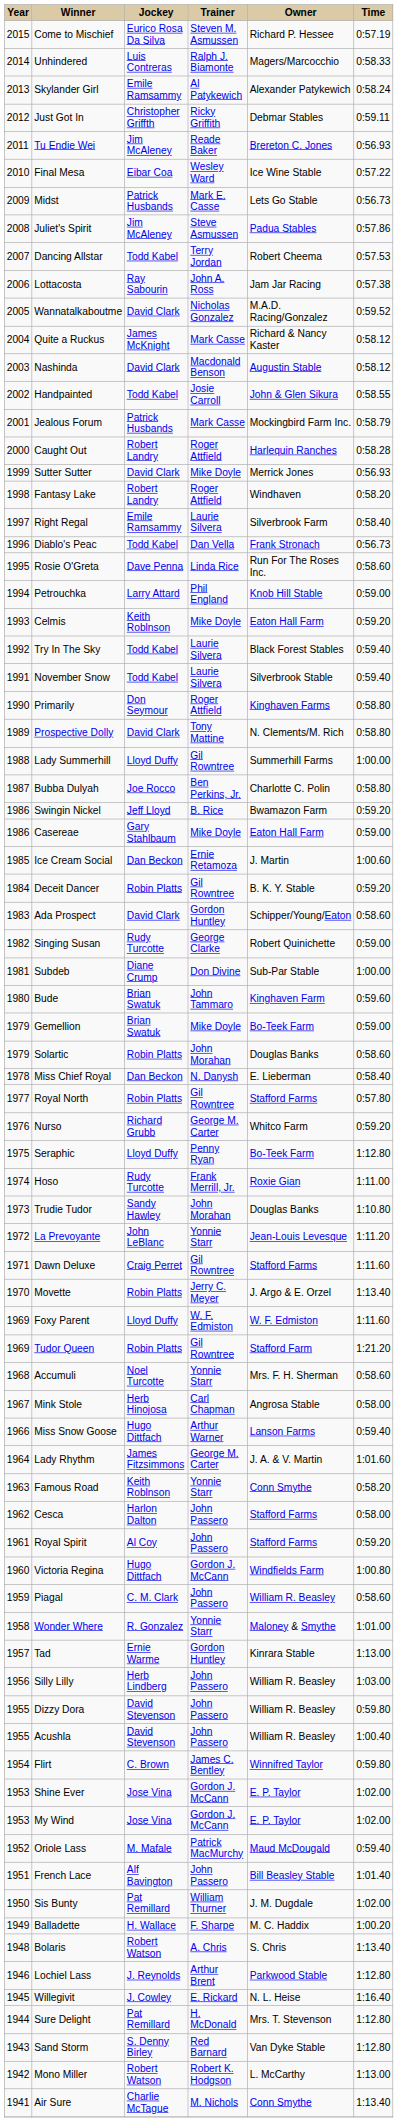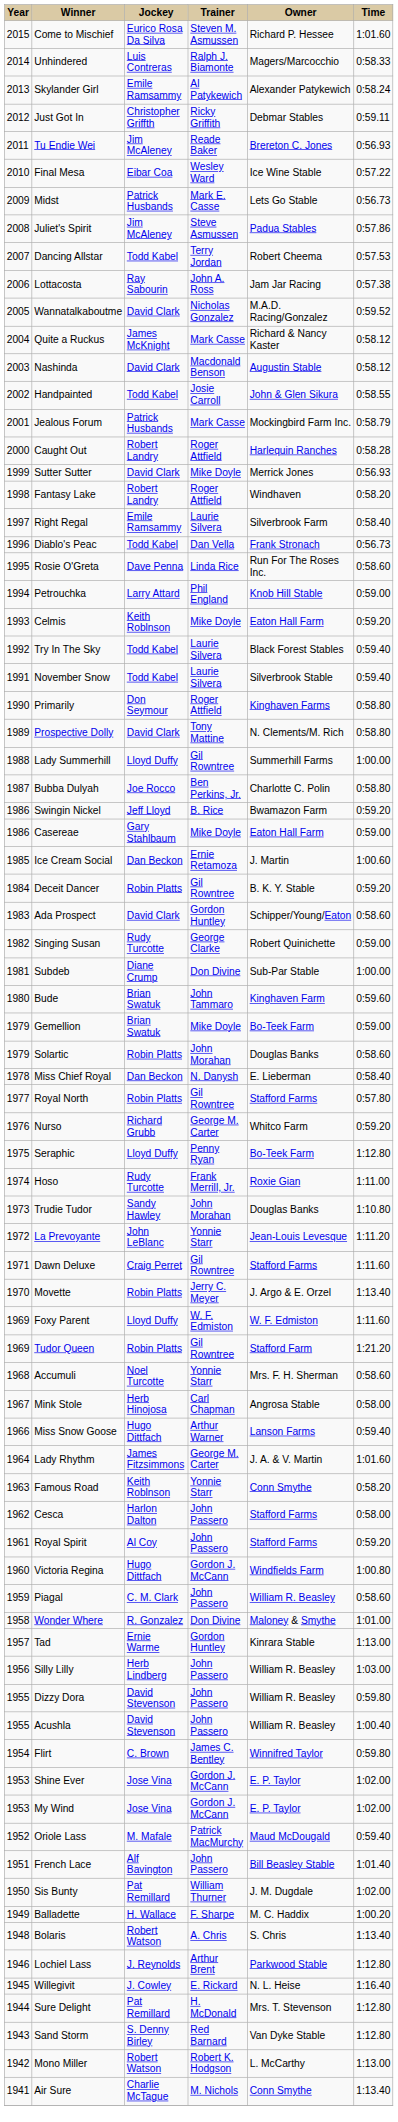(373, 34) 0:57.19 -> (373, 34) 1:01.60
(206, 1626) Yonnie Starr -> (215, 1620) Don Divine
